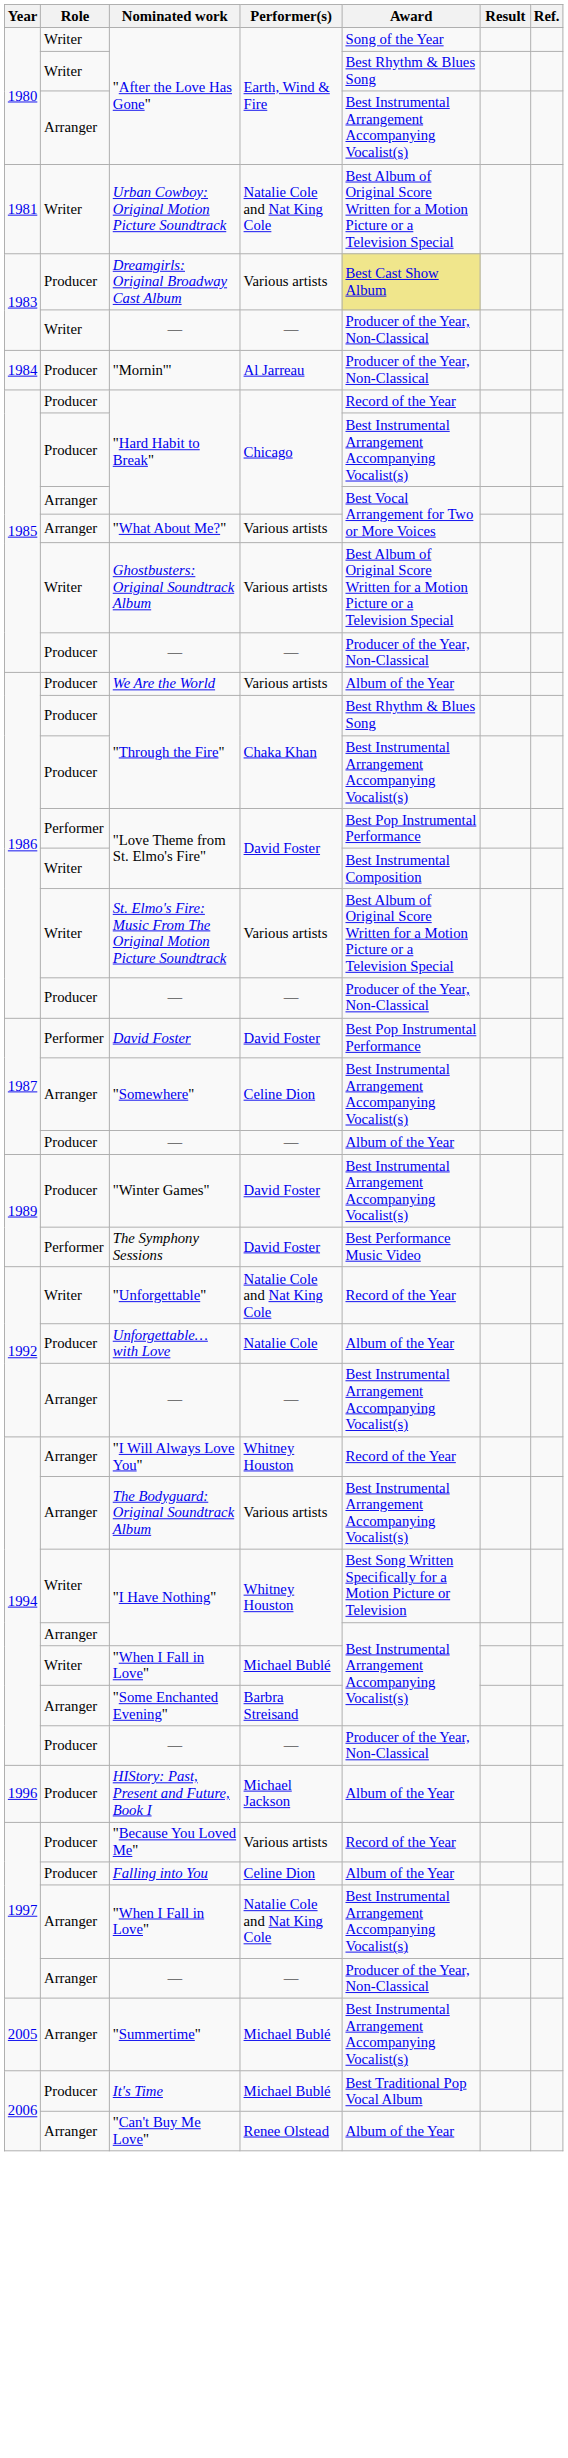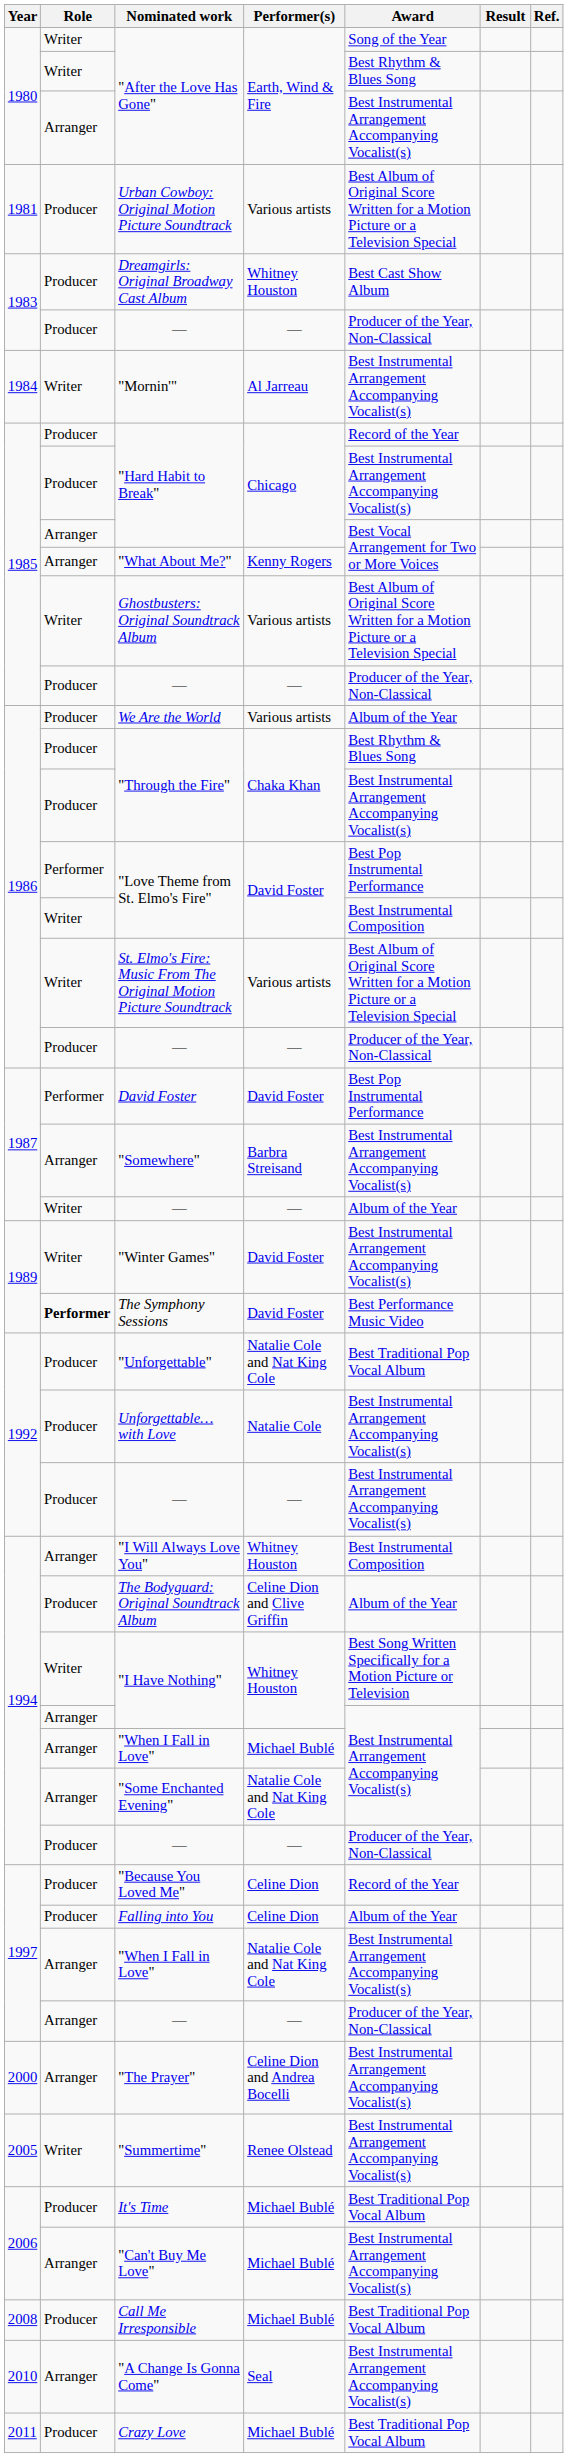(63, 208) Writer -> (71, 208) Producer
(283, 208) Natalie Cole and Nat King Cole -> (289, 208) Various artists
(285, 281) Various artists -> (273, 281) Whitney Houston
(392, 281) khaki background -> (395, 281) no background
(63, 330) Writer -> (71, 330) Producer
(71, 370) Producer -> (63, 386) Writer
(408, 370) Producer of the Year, Non-Classical -> (400, 386) Best Instrumental Arrangement Accompanying Vocalist(s)
(285, 528) Various artists -> (289, 561) Kenny Rogers
(279, 1094) Celine Dion -> (275, 1160) Barbra Streisand
(71, 1142) Producer -> (63, 1208) Writer
(71, 1190) Producer -> (63, 1256) Writer
(74, 1247) normal -> (77, 1313) bold
(63, 1295) Writer -> (71, 1361) Producer
(401, 1295) Record of the Year -> (409, 1361) Best Traditional Pop Vocal Album
(400, 1343) Album of the Year -> (400, 1426) Best Instrumental Arrangement Accompanying Vocalist(s)
(71, 1399) Arranger -> (71, 1499) Producer
(401, 1456) Record of the Year -> (400, 1555) Best Instrumental Composition
(71, 1512) Arranger -> (71, 1603) Producer
(285, 1512) Various artists -> (283, 1603) Celine Dion and Clive Griffin
(398, 1512) Best Instrumental Arrangement Accompanying Vocalist(s) -> (403, 1603) Album of the Year
(63, 1665) Writer -> (71, 1748) Arranger
(271, 1705) Barbra Streisand -> (287, 1796) Natalie Cole and Nat King Cole
- row: (23, 1793)
(285, 1841) Various artists -> (283, 1884) Celine Dion
+ row: (23, 2077)
(71, 2034) Arranger -> (63, 2150) Writer
(287, 2034) Michael Bublé -> (290, 2150) Renee Olstead
(286, 2131) Renee Olstead -> (291, 2263) Michael Bublé
(400, 2131) Album of the Year -> (400, 2263) Best Instrumental Arrangement Accompanying Vocalist(s)
+ row: (23, 2319)
+ row: (23, 2376)
+ row: (22, 2432)
